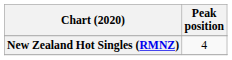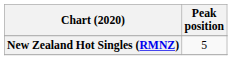(204, 45) 4 -> (204, 45) 5
